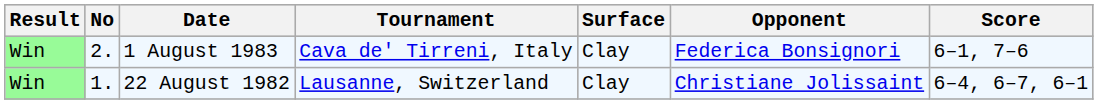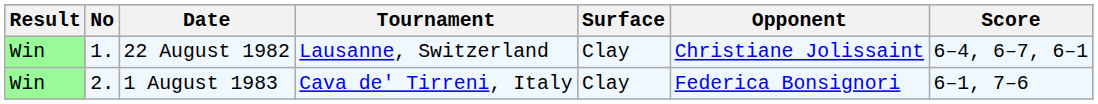rows swapped: (207, 83) <-> (201, 52)
